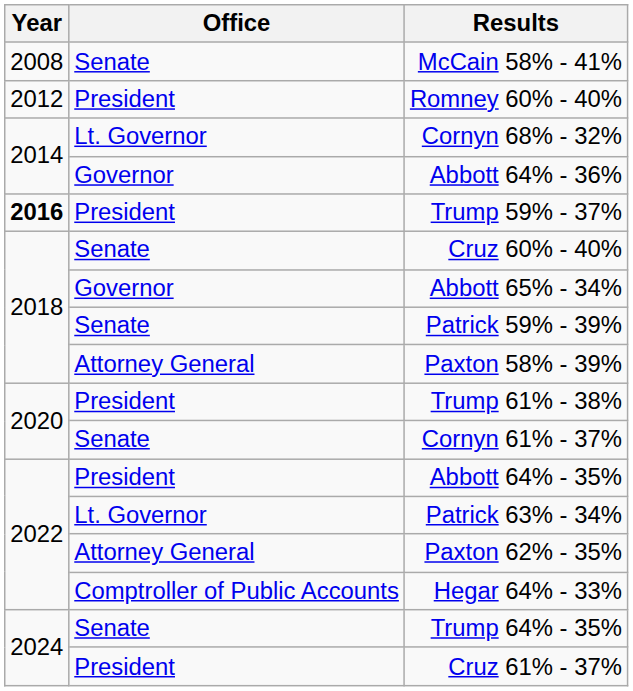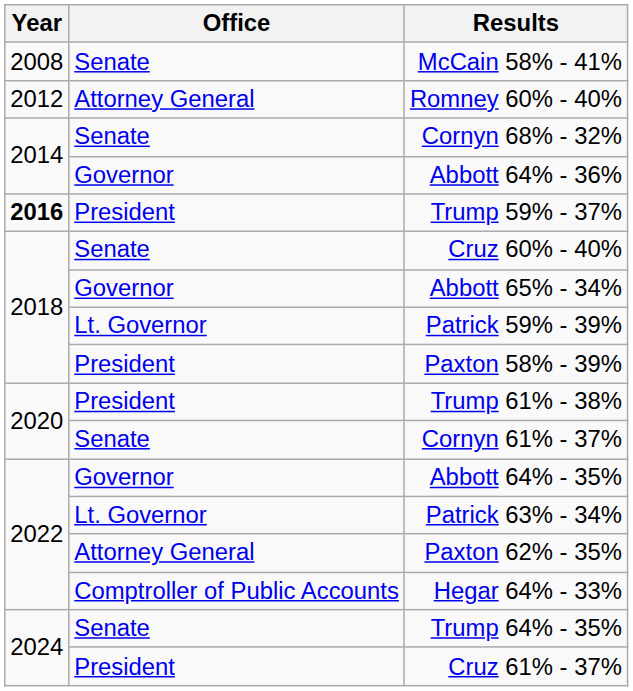(125, 99) President -> (164, 99) Attorney General
(141, 136) Lt. Governor -> (112, 136) Senate
(112, 325) Senate -> (141, 325) Lt. Governor
(164, 363) Attorney General -> (125, 363) President
(125, 477) President -> (124, 477) Governor
